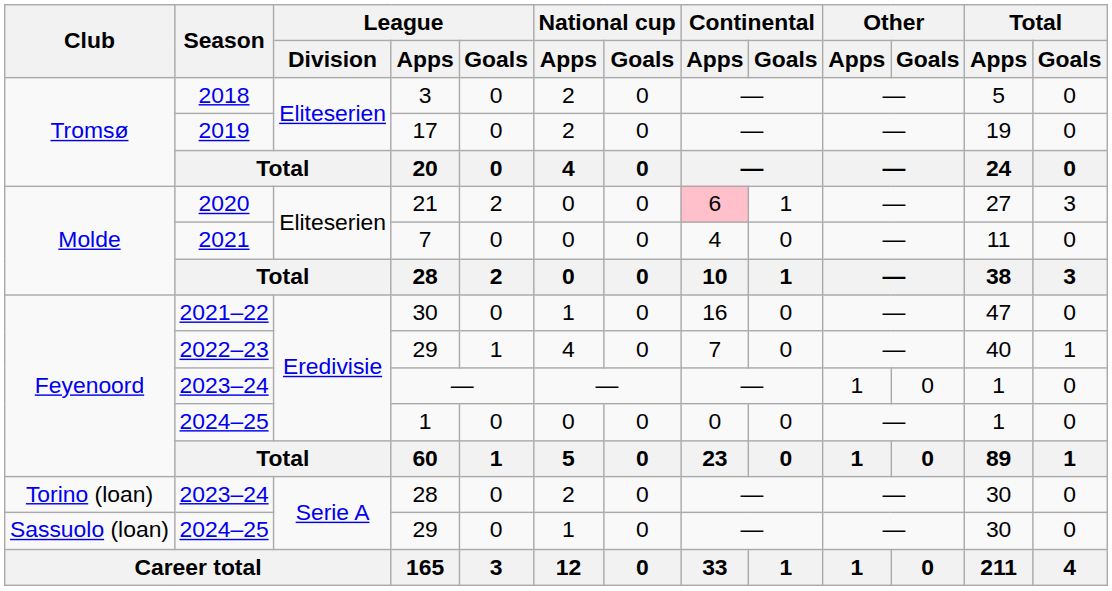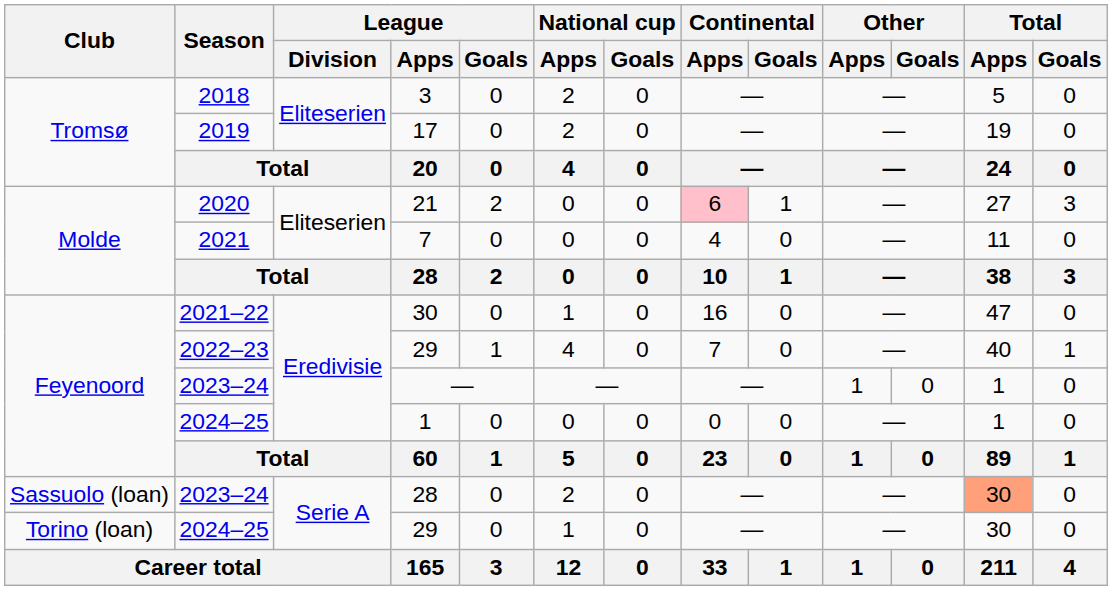(89, 494) Torino (loan) -> (89, 494) Sassuolo (loan)
(999, 494) no background -> (999, 494) lightsalmon background
(89, 530) Sassuolo (loan) -> (89, 530) Torino (loan)
